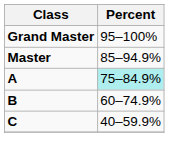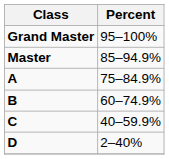(131, 79) paleturquoise background -> (131, 79) no background
+ row: (12, 143)
